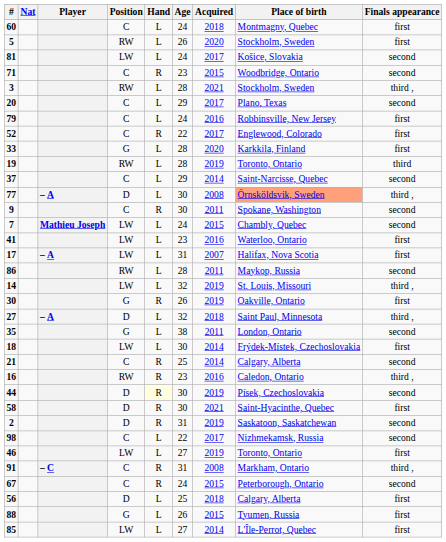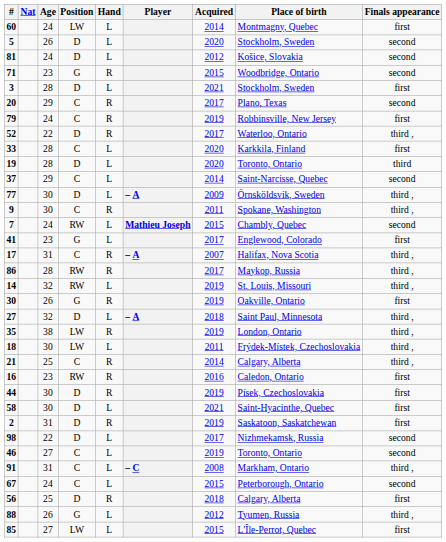columns swapped: (73, 12) <-> (183, 12)
(126, 27) C -> (77, 27) LW
(214, 27) 2018 -> (214, 27) 2014
(126, 42) RW -> (77, 42) D
(402, 42) first -> (402, 42) second
(126, 57) LW -> (77, 57) D
(214, 57) 2017 -> (214, 57) 2012
(126, 73) C -> (77, 73) G
(126, 88) RW -> (77, 88) D
(402, 88) third , -> (402, 88) first
(159, 103) L -> (109, 103) R
(159, 118) L -> (109, 118) R
(214, 118) 2016 -> (214, 118) 2019
(126, 133) C -> (77, 133) D
(280, 133) Englewood, Colorado -> (272, 133) Waterloo, Ontario
(402, 133) first -> (402, 133) third ,
(126, 149) G -> (77, 149) C
(126, 164) RW -> (77, 164) D
(214, 164) 2019 -> (214, 164) 2020
(214, 194) 2008 -> (214, 194) 2009
(281, 194) lightsalmon background -> (281, 194) no background
(402, 210) second -> (402, 210) third ,
(126, 225) LW -> (77, 225) RW
(126, 240) LW -> (77, 240) G
(214, 240) 2016 -> (214, 240) 2017
(272, 240) Waterloo, Ontario -> (280, 240) Englewood, Colorado
(126, 255) LW -> (77, 255) C
(159, 255) L -> (109, 255) R
(402, 255) first -> (402, 255) third ,
(159, 270) L -> (109, 270) R
(214, 270) 2011 -> (214, 270) 2017
(402, 270) second -> (402, 270) third ,
(126, 286) LW -> (77, 286) RW
(126, 331) G -> (77, 331) LW
(159, 331) L -> (109, 331) R
(214, 331) 2011 -> (214, 331) 2019
(402, 331) second -> (402, 331) third ,
(214, 347) 2014 -> (214, 347) 2011
(402, 347) first -> (402, 347) third ,
(402, 362) second -> (402, 362) third ,
(402, 377) third , -> (402, 377) first
(159, 392) lightyellow background -> (109, 392) no background
(402, 392) second -> (402, 392) first
(159, 407) R -> (109, 407) L
(402, 423) second -> (402, 423) first
(126, 438) C -> (77, 438) D
(126, 453) LW -> (77, 453) C
(402, 453) first -> (402, 453) second
(159, 468) R -> (109, 468) L
(159, 484) R -> (109, 484) L
(159, 499) L -> (109, 499) R
(214, 514) 2015 -> (214, 514) 2012
(402, 514) first -> (402, 514) third ,
(214, 529) 2014 -> (214, 529) 2015
